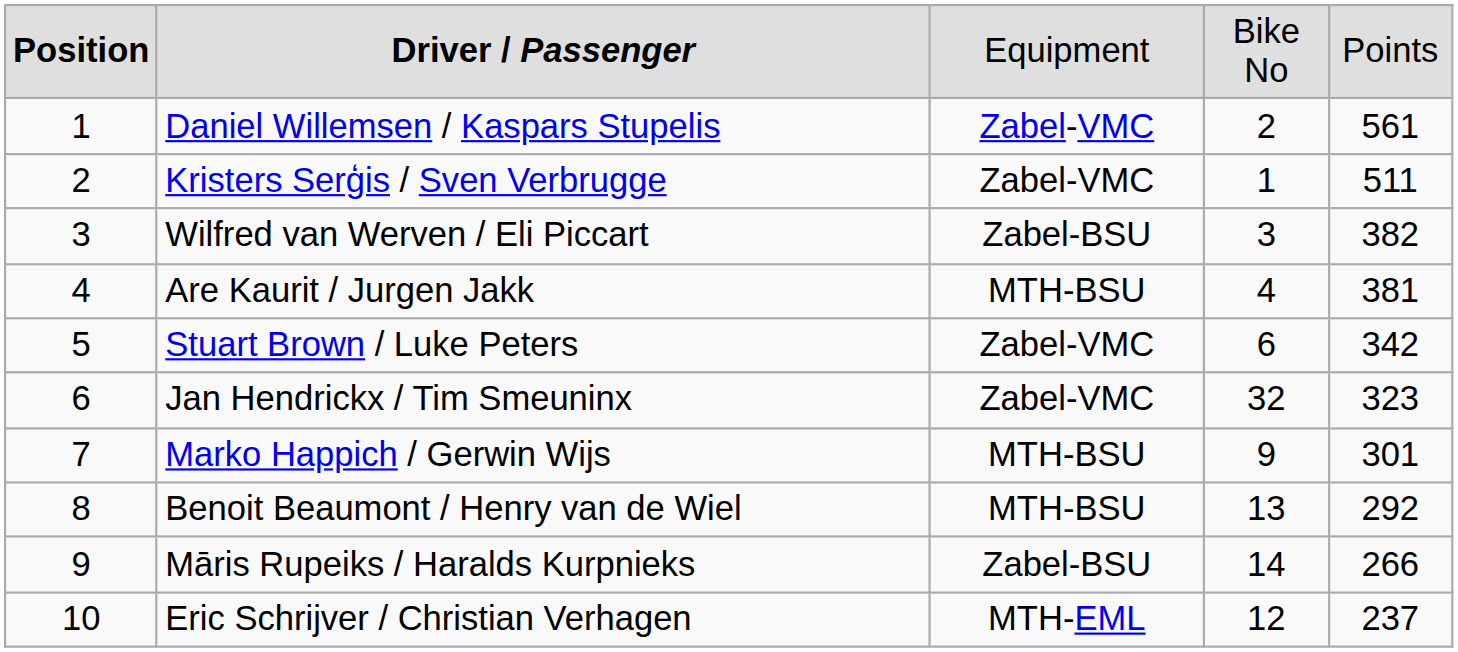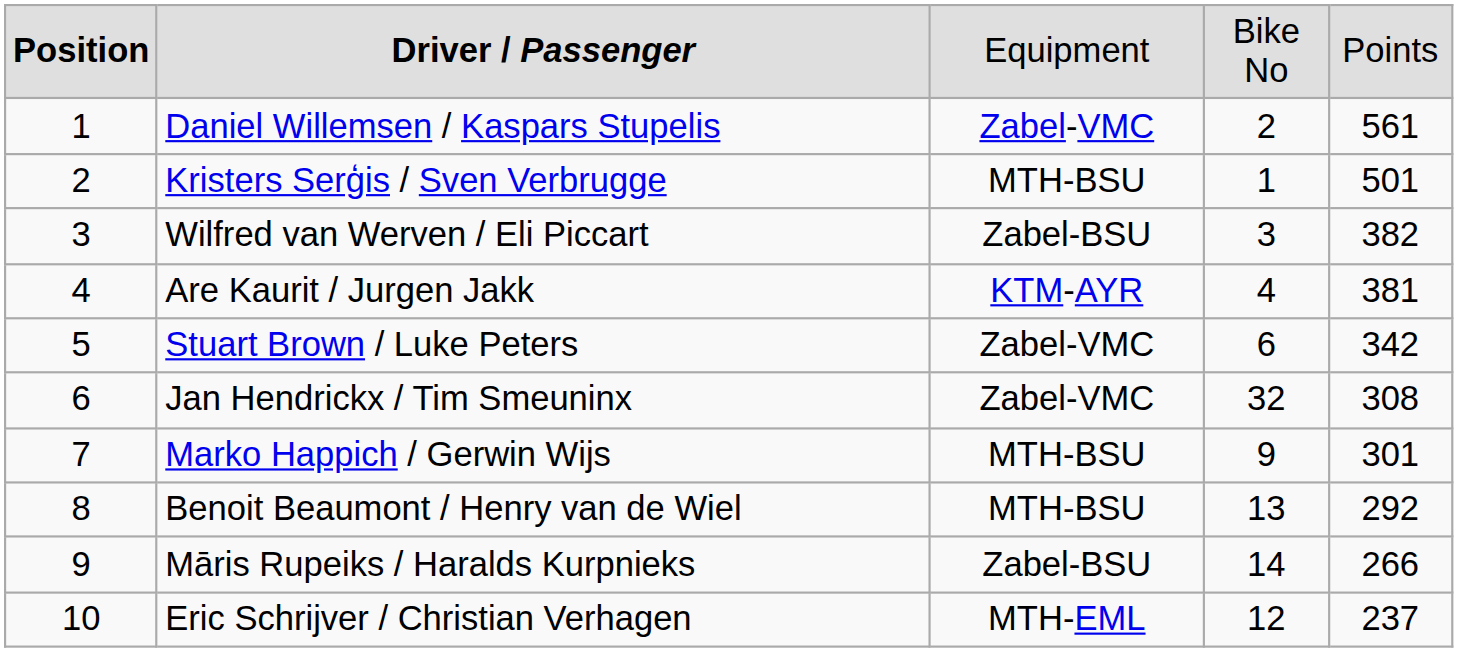(1067, 180) Zabel-VMC -> (1067, 180) MTH-BSU
(1390, 180) 511 -> (1390, 180) 501
(1067, 290) MTH-BSU -> (1067, 290) KTM-AYR
(1390, 399) 323 -> (1390, 399) 308
